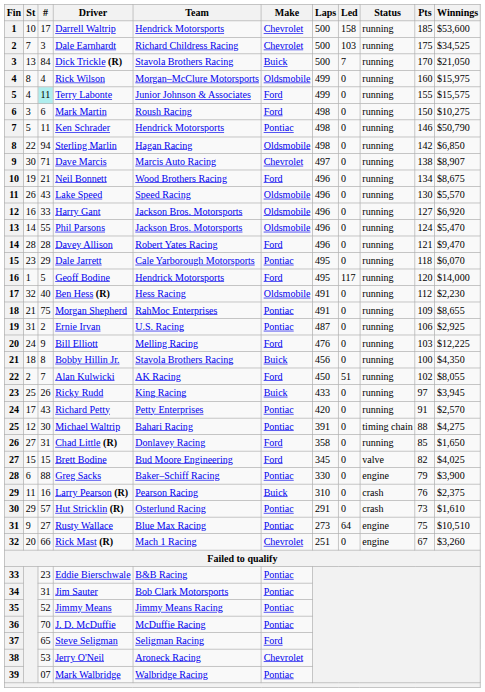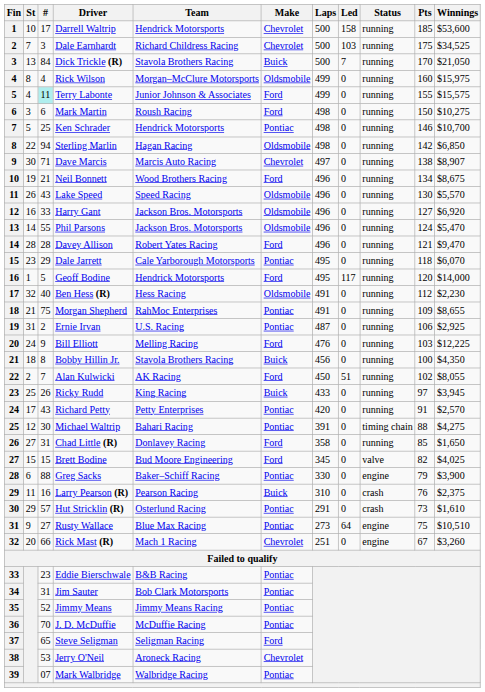(45, 128) 11 -> (46, 128) 25
(453, 128) $50,790 -> (453, 128) $10,700
